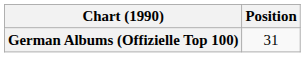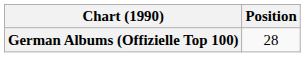(271, 39) 31 -> (271, 39) 28
